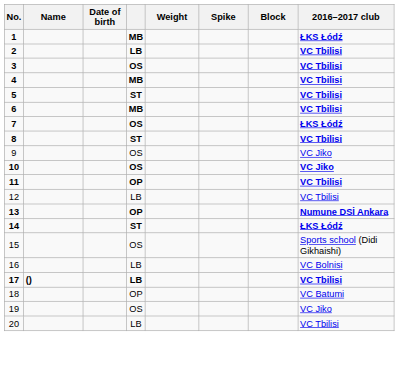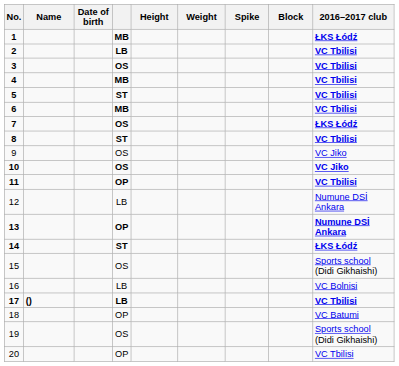+ column: (154, 17)
(319, 197) VC Tbilisi -> (341, 202) Numune DSİ Ankara
(316, 309) VC Jiko -> (346, 335) Sports school (Didi Gikhaishi)
(136, 324) LB -> (122, 354) OP
